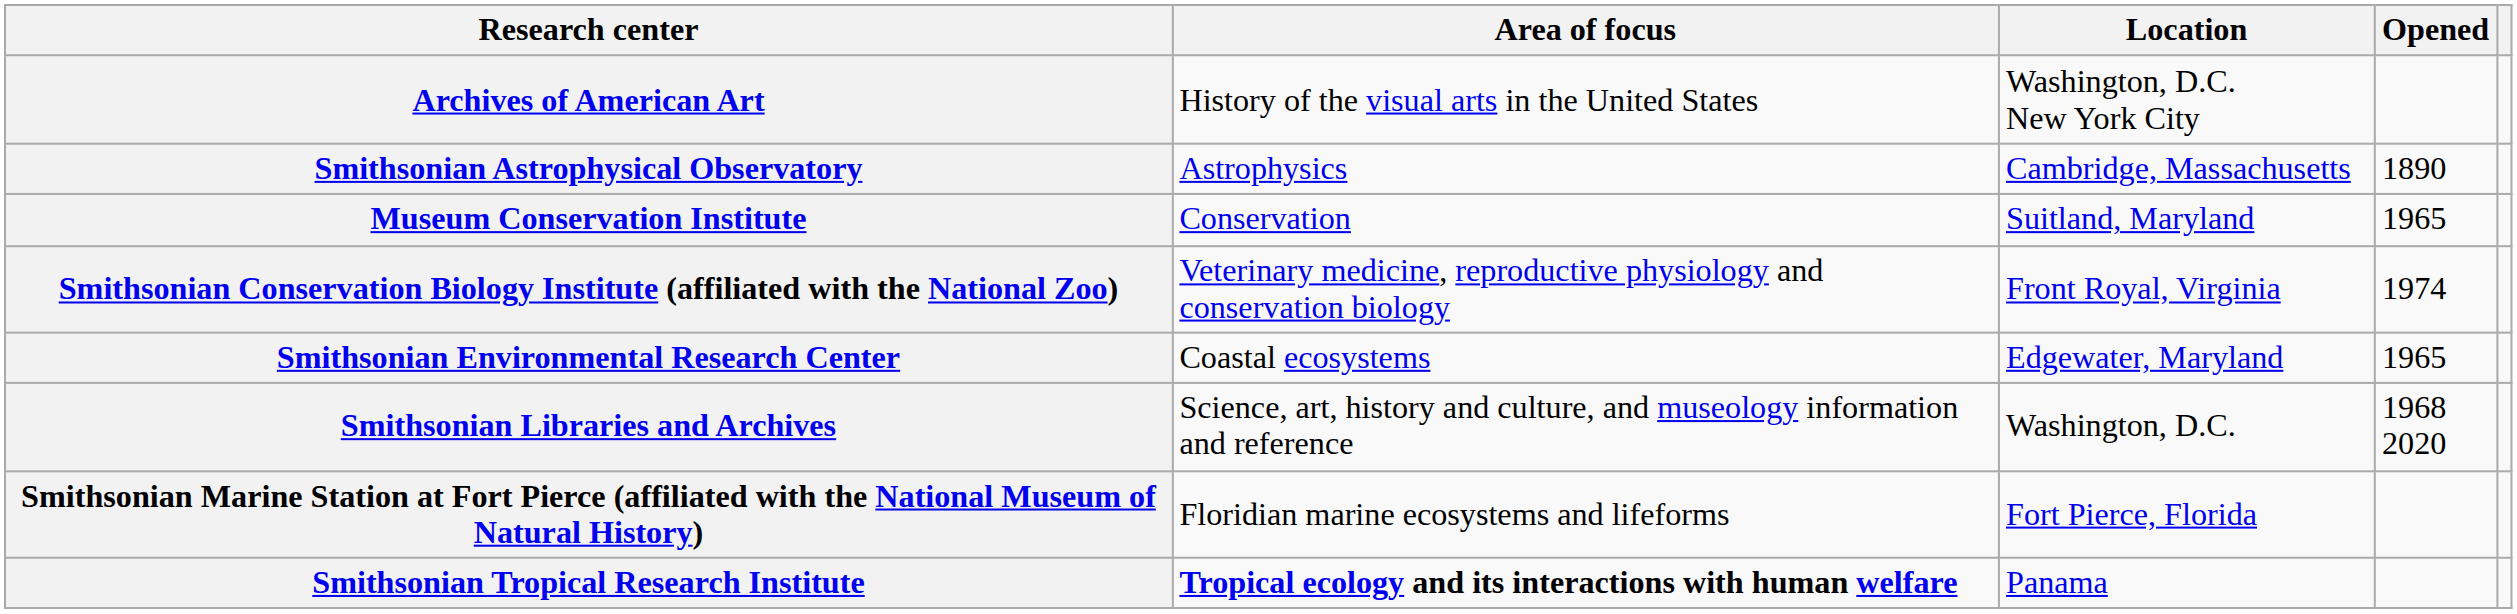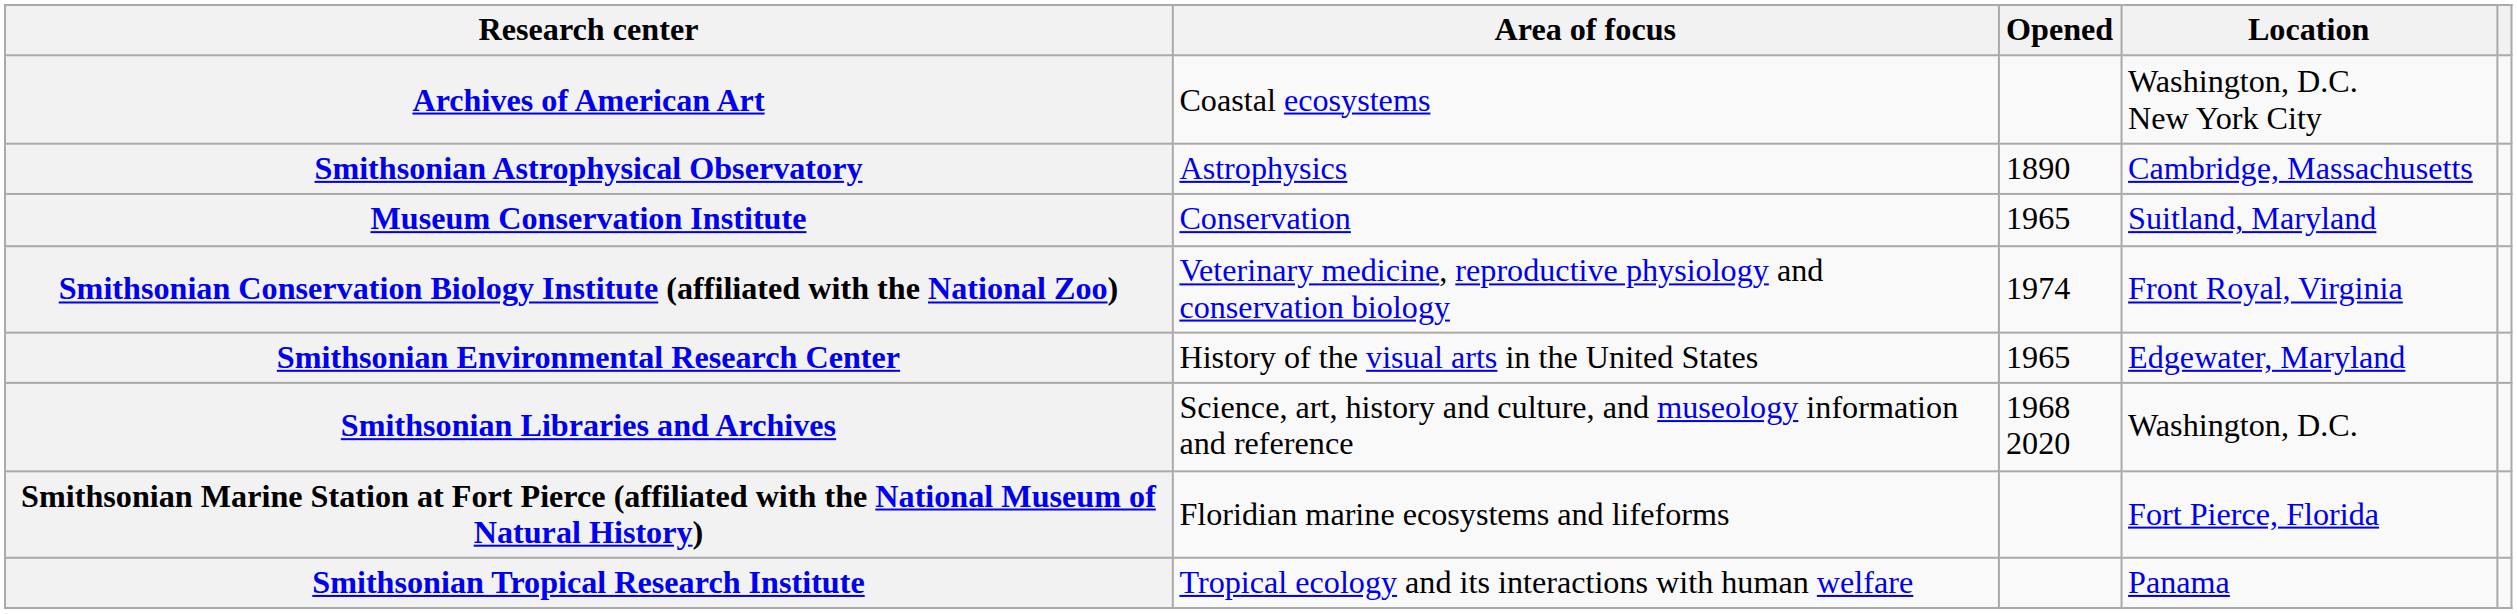columns swapped: (2187, 30) <-> (2436, 30)
(1469, 99) History of the visual arts in the United States -> (1305, 99) Coastal ecosystems
(1305, 357) Coastal ecosystems -> (1469, 357) History of the visual arts in the United States
(1568, 582) bold -> (1546, 582) normal
